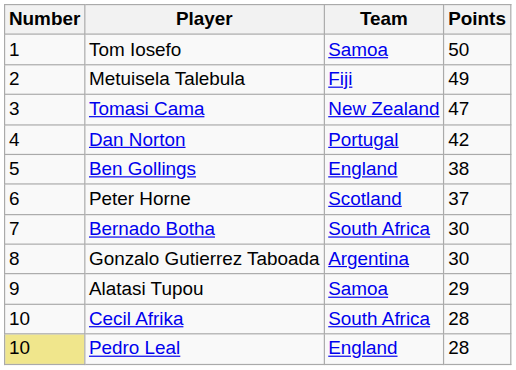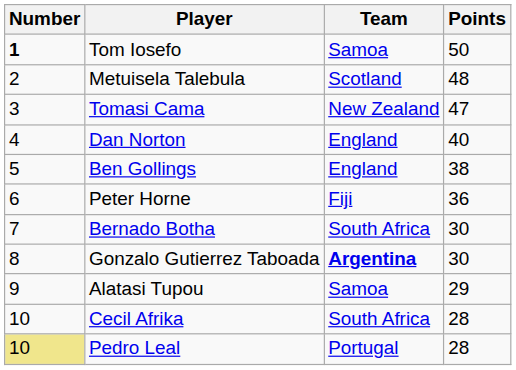(14, 49) normal -> (14, 49) bold
(340, 79) Fiji -> (365, 79) Scotland
(459, 79) 49 -> (459, 79) 48
(363, 139) Portugal -> (363, 139) England
(459, 139) 42 -> (459, 139) 40
(365, 199) Scotland -> (340, 199) Fiji
(459, 199) 37 -> (459, 199) 36
(369, 259) normal -> (372, 259) bold
(363, 348) England -> (363, 348) Portugal
